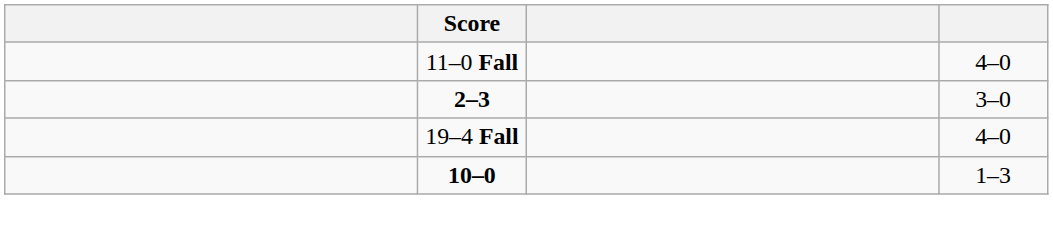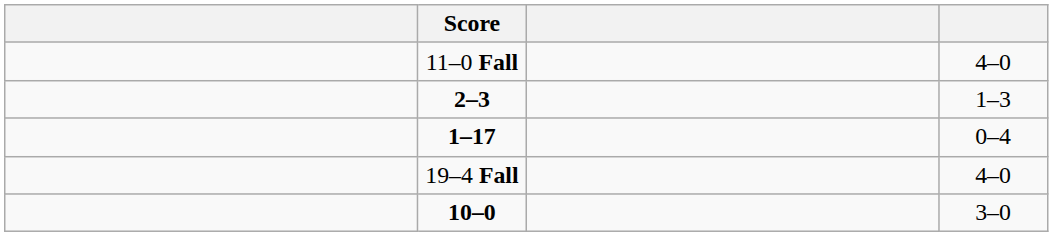(993, 99) 3–0 -> (993, 99) 1–3
+ row: (472, 136)
(993, 174) 1–3 -> (993, 212) 3–0
